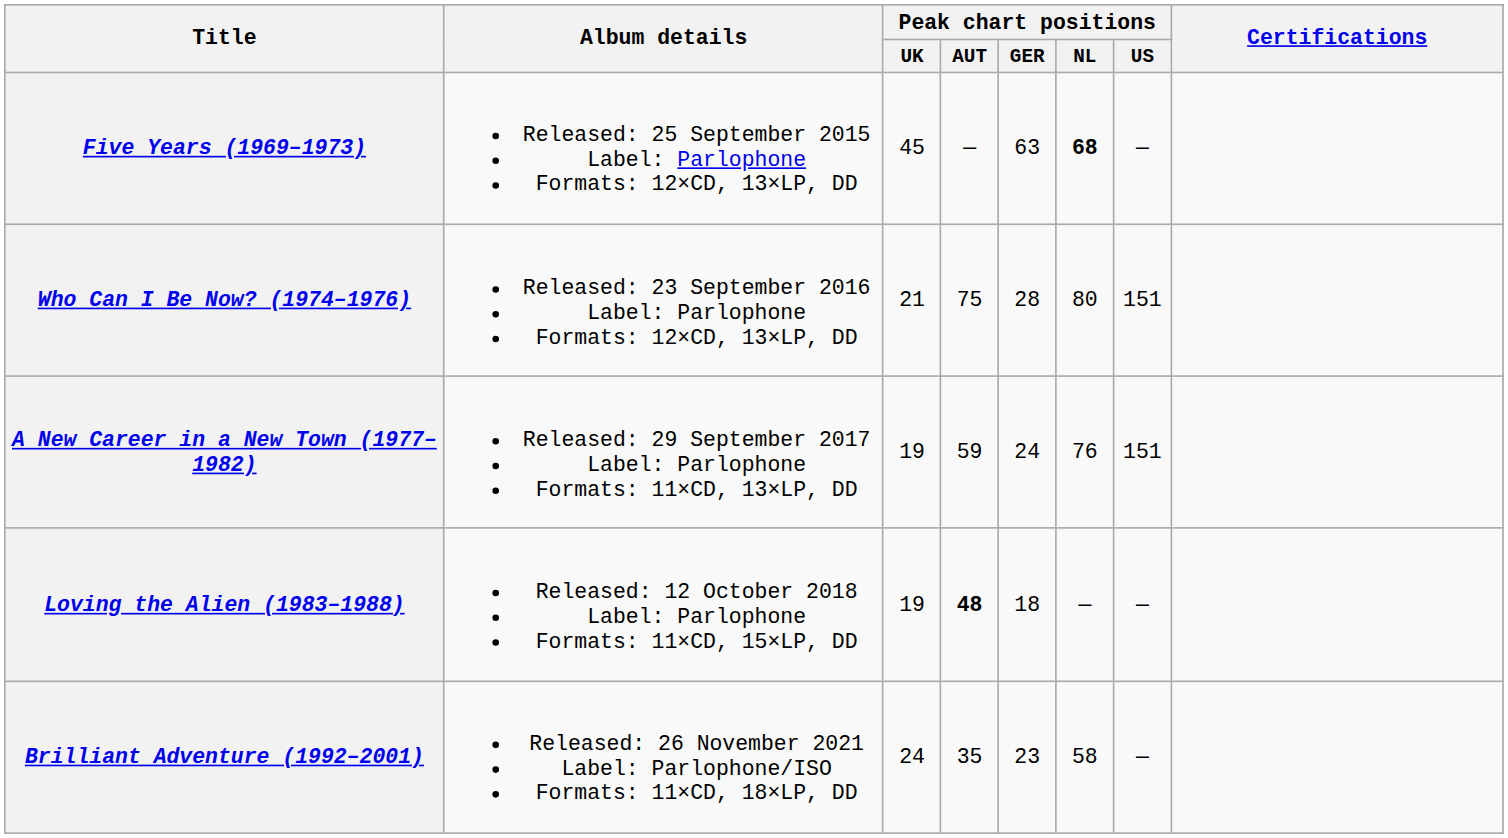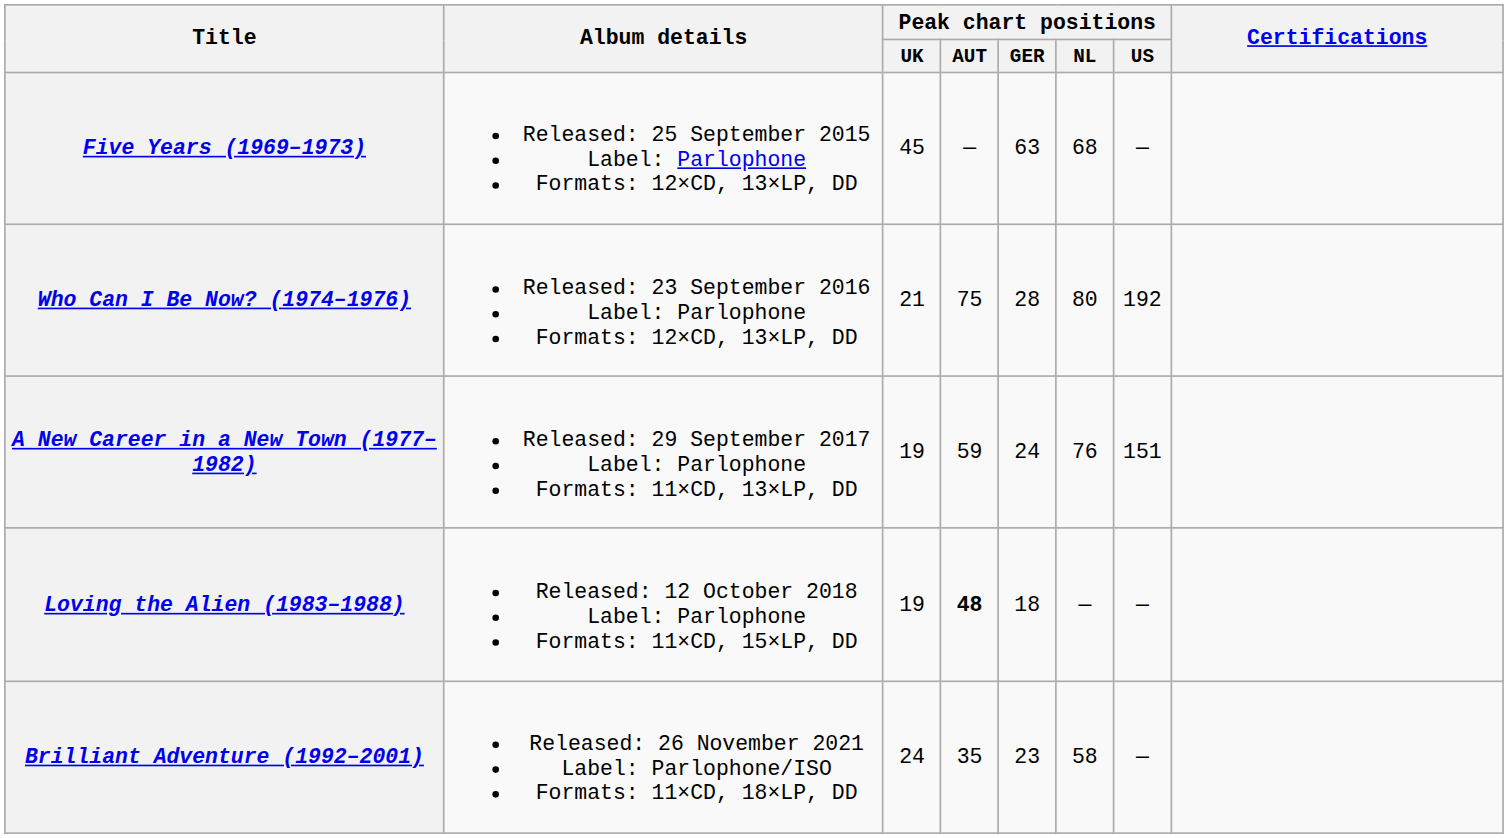(1085, 148) bold -> (1085, 148) normal
(1142, 300) 151 -> (1142, 300) 192
